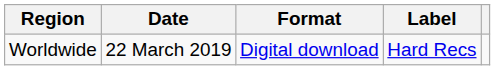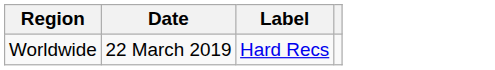- column: (309, 19)
